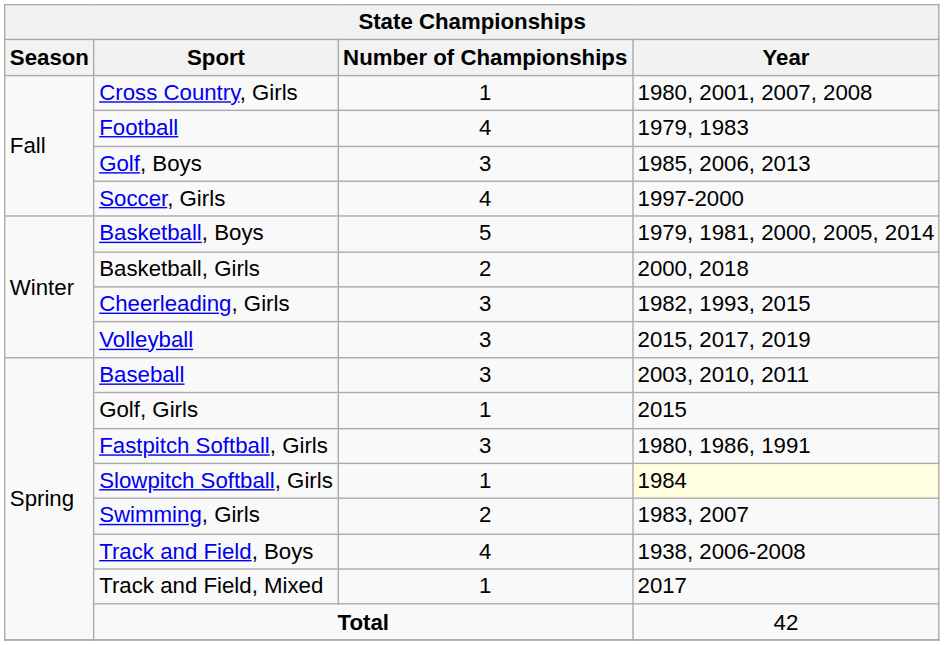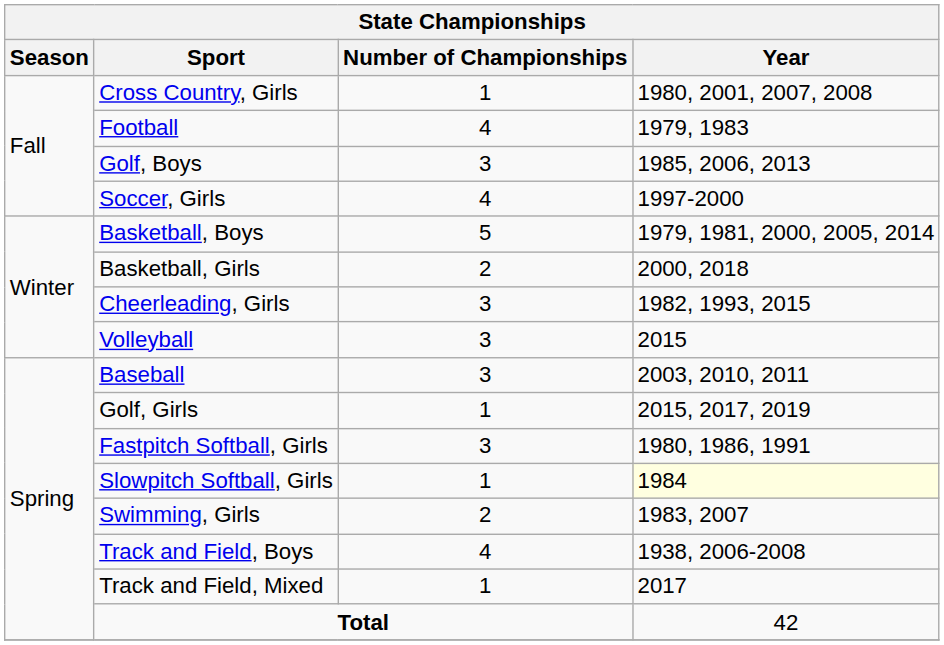(724, 339) 2015, 2017, 2019 -> (662, 339) 2015
(662, 410) 2015 -> (724, 410) 2015, 2017, 2019
